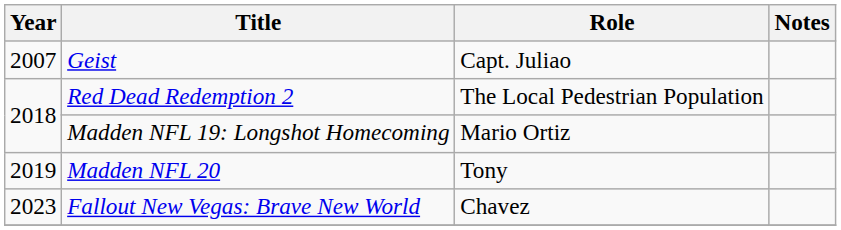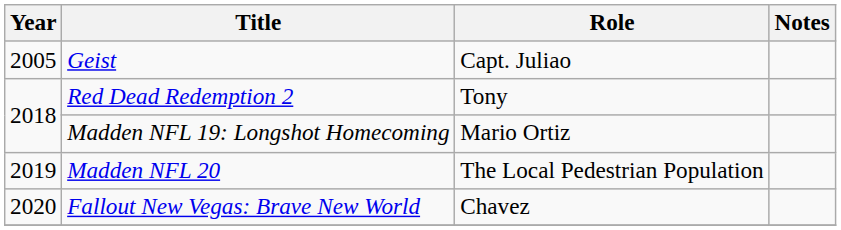(33, 59) 2007 -> (33, 59) 2005
(612, 96) The Local Pedestrian Population -> (484, 96) Tony
(484, 170) Tony -> (612, 170) The Local Pedestrian Population
(33, 206) 2023 -> (33, 206) 2020
